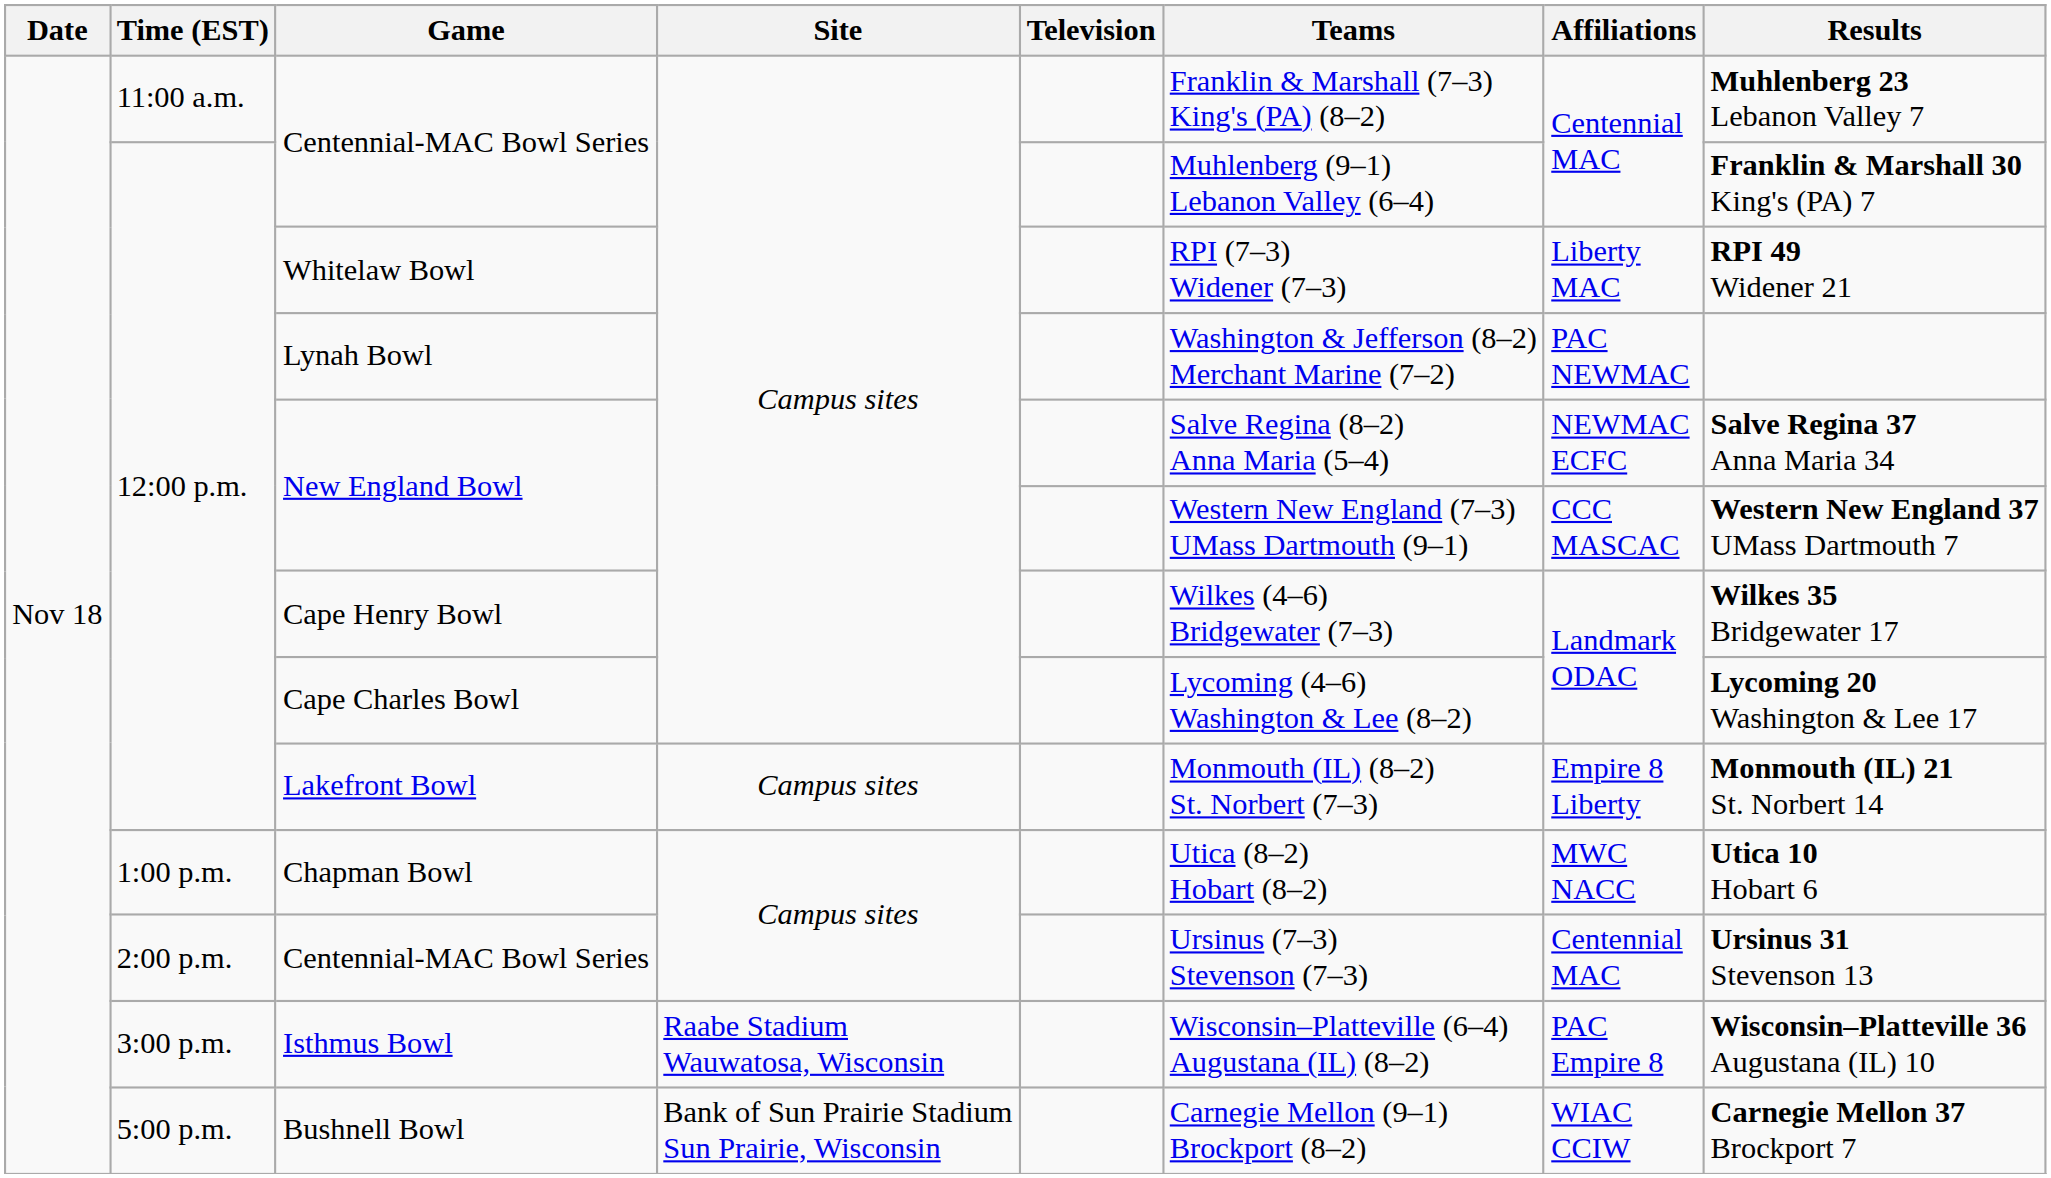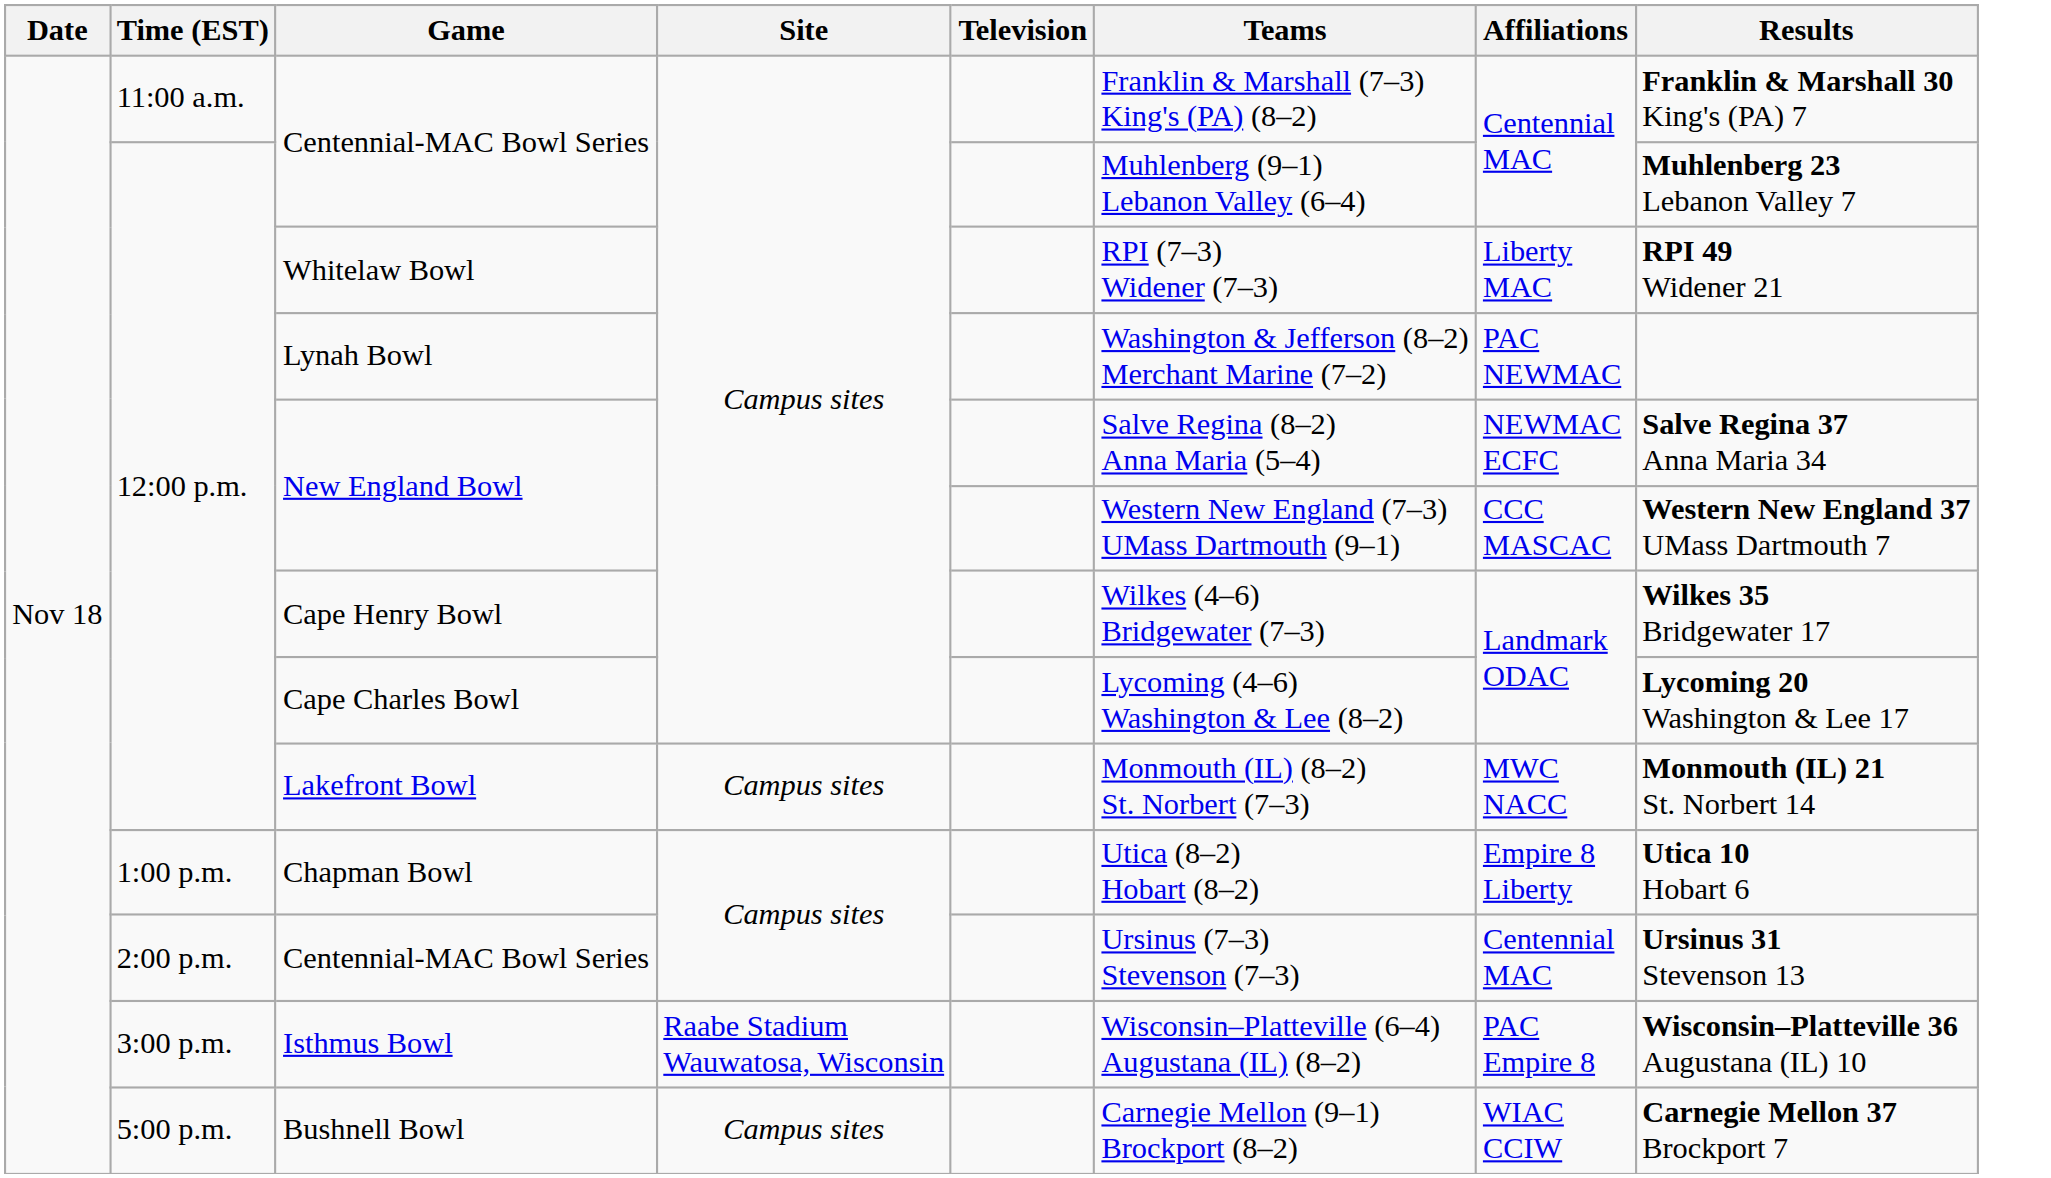(1817, 97) Muhlenberg 23 Lebanon Valley 7 -> (1798, 97) Franklin & Marshall 30 King's (PA) 7
(1866, 183) Franklin & Marshall 30 King's (PA) 7 -> (1749, 183) Muhlenberg 23 Lebanon Valley 7
(1607, 785) Empire 8 Liberty -> (1525, 785) MWC NACC
(1593, 871) MWC NACC -> (1539, 871) Empire 8 Liberty
(838, 1129) Bank of Sun Prairie Stadium Sun Prairie, Wisconsin -> (804, 1129) Campus sites
